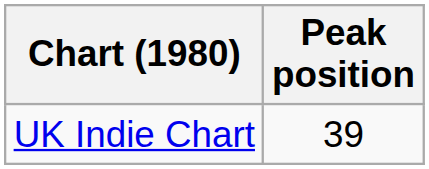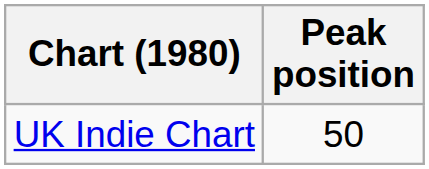(343, 133) 39 -> (343, 133) 50
